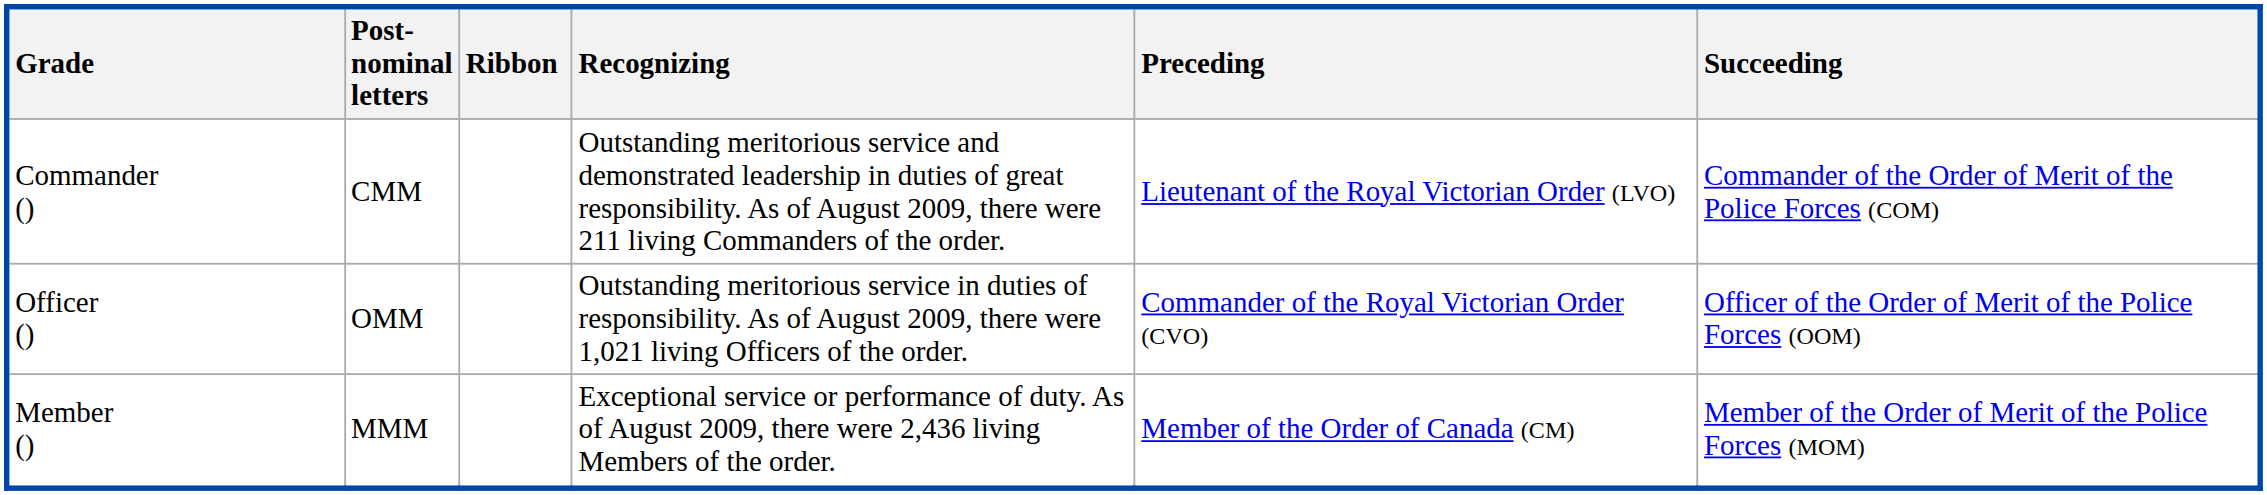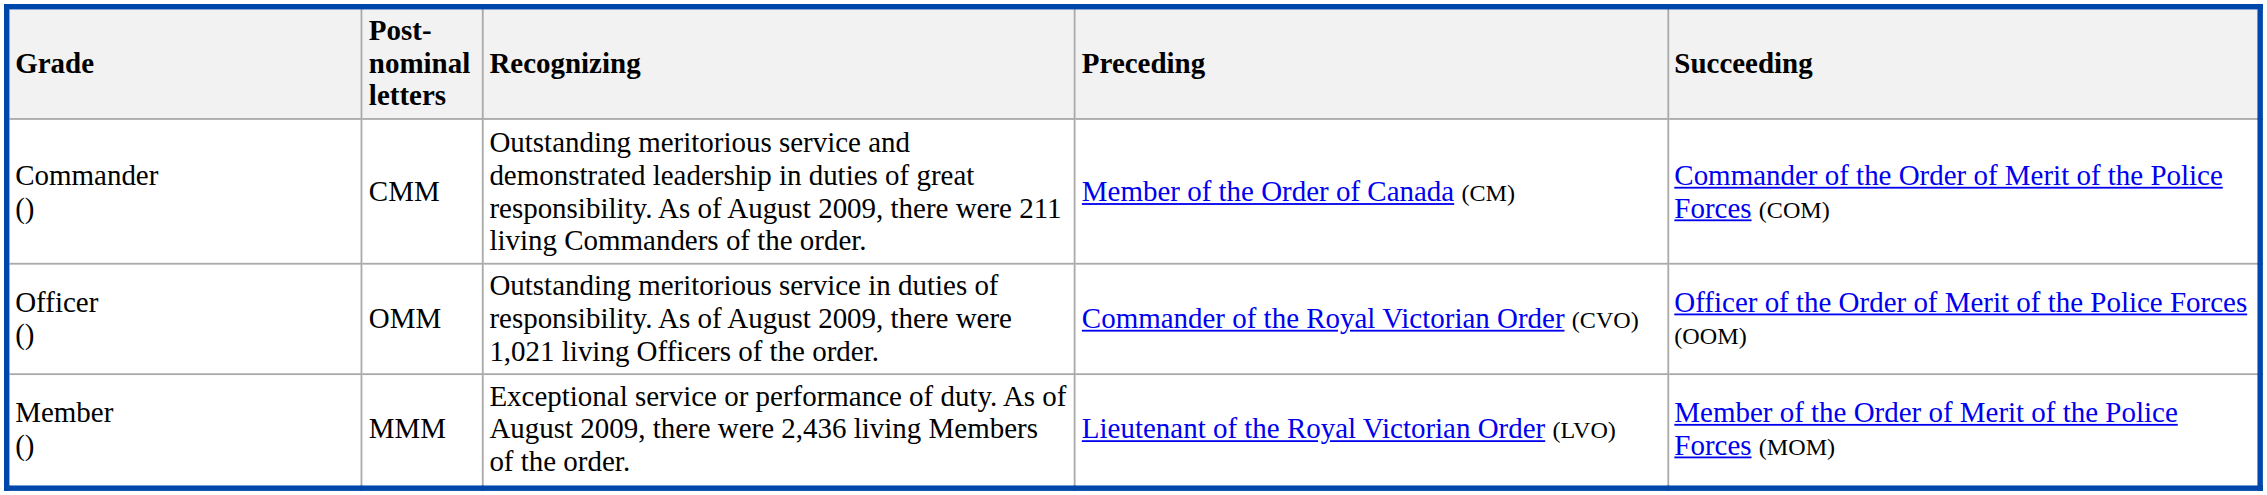- column: (512, 63)
(1408, 191) Lieutenant of the Royal Victorian Order (LVO) -> (1298, 191) Member of the Order of Canada (CM)
(1358, 429) Member of the Order of Canada (CM) -> (1349, 429) Lieutenant of the Royal Victorian Order (LVO)
